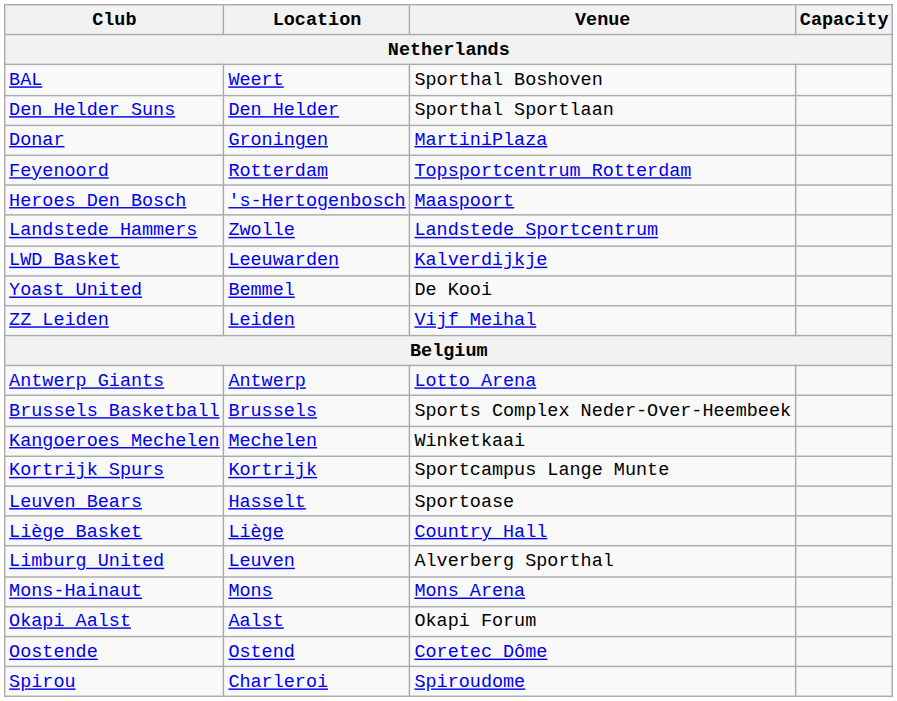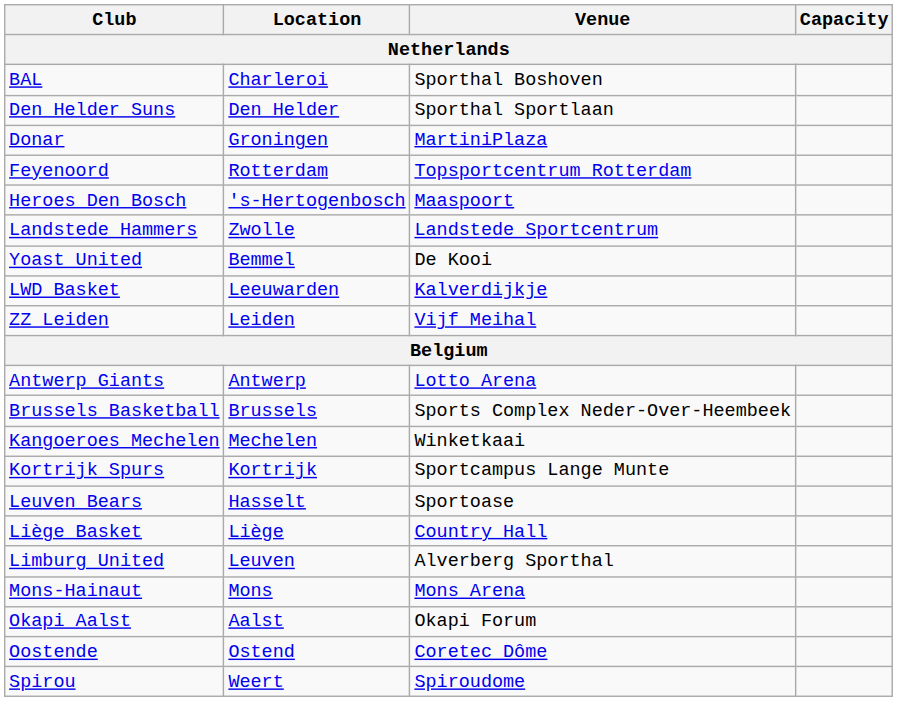(256, 80) Weert -> (278, 80) Charleroi
rows swapped: (64, 260) <-> (76, 291)
(278, 682) Charleroi -> (256, 682) Weert
